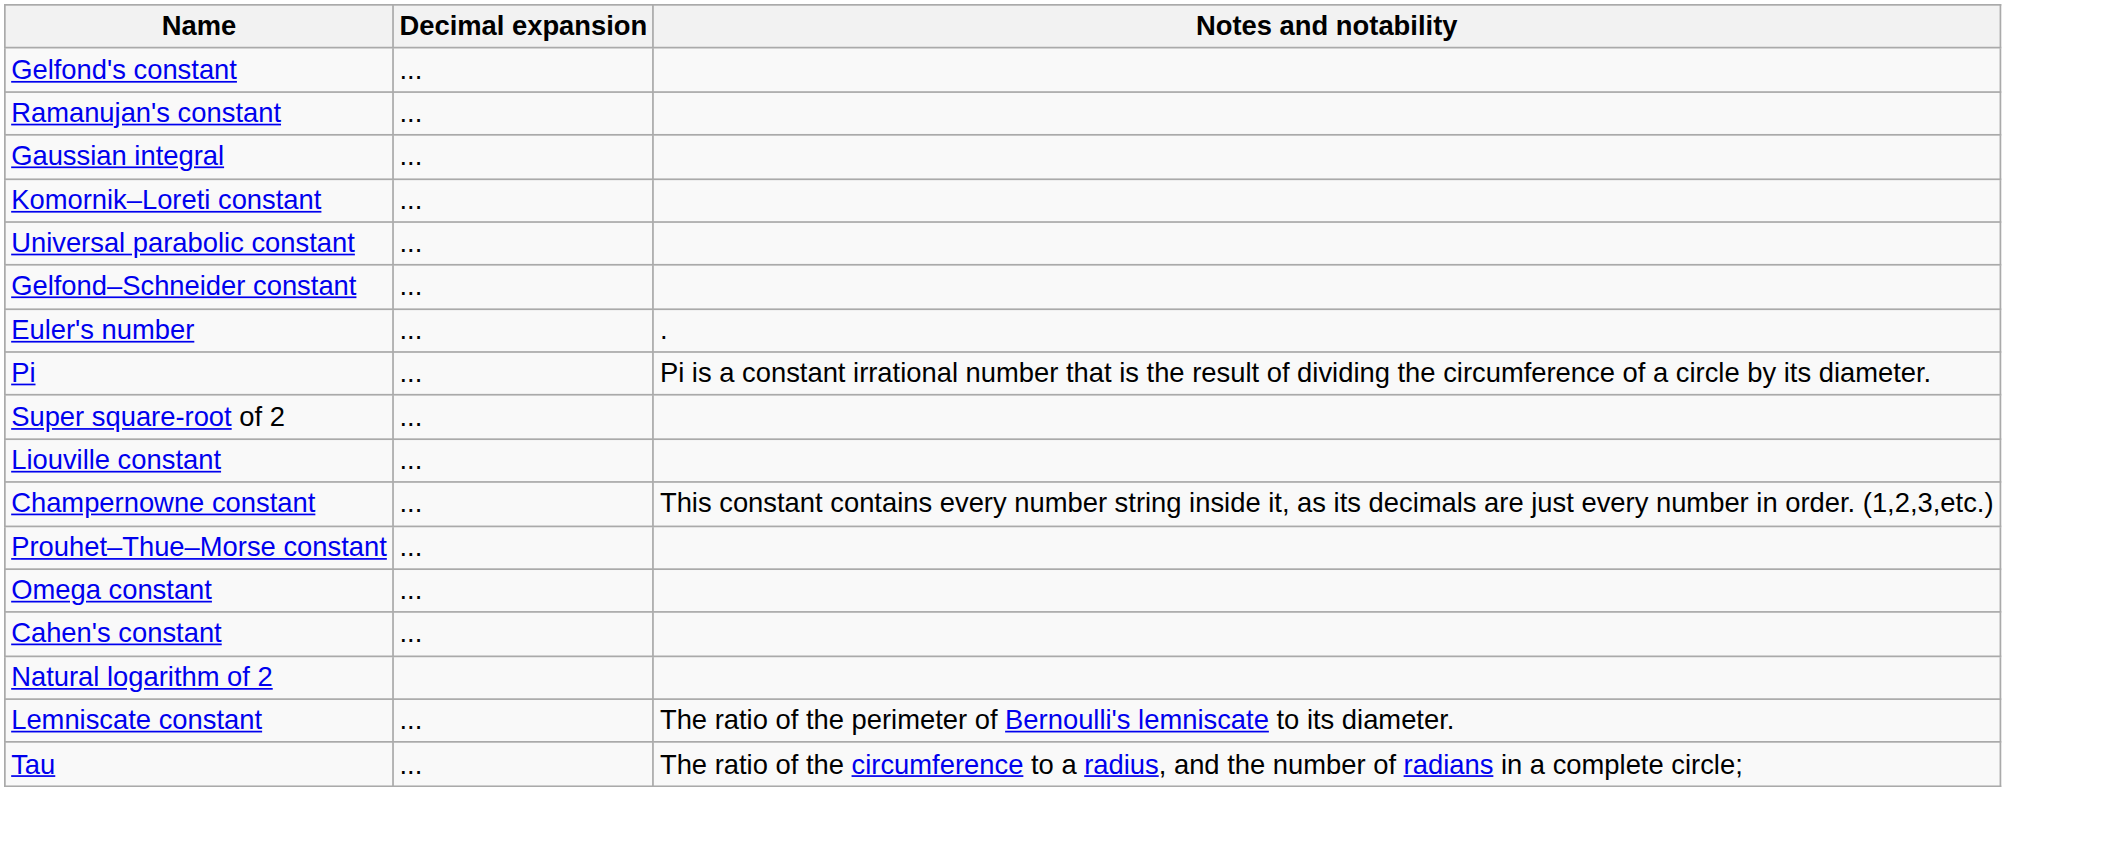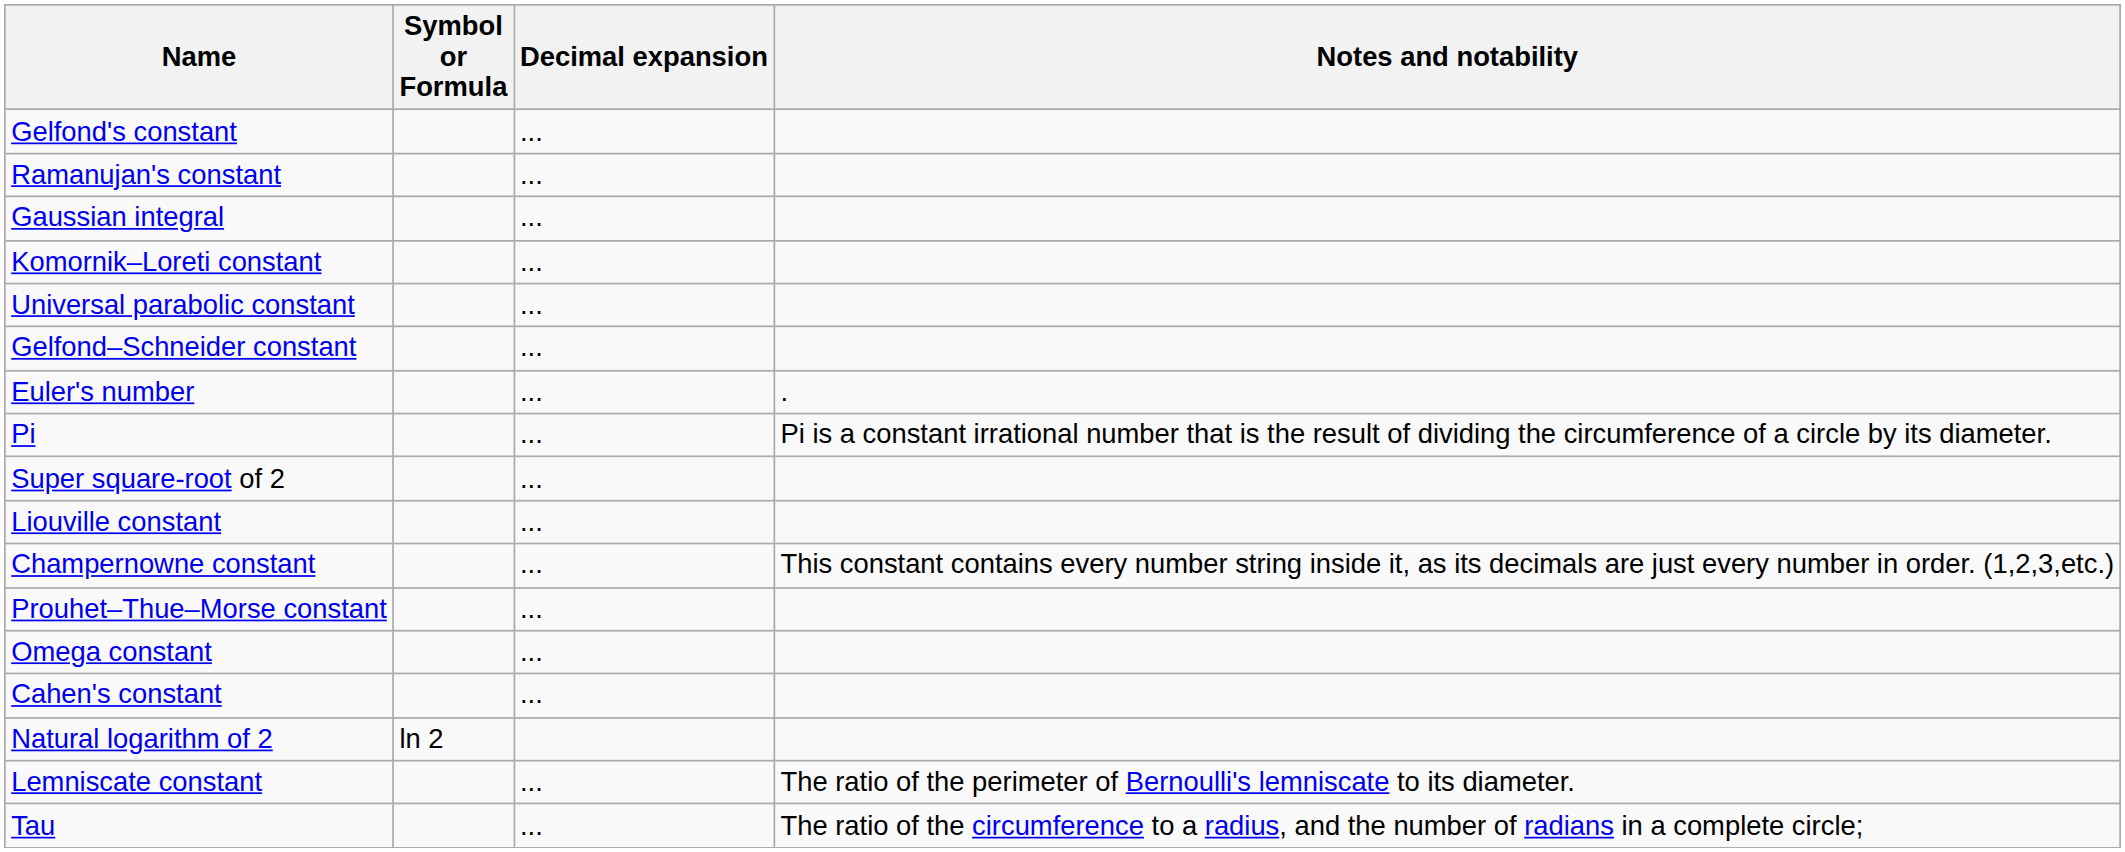+ column: (453, 56)
